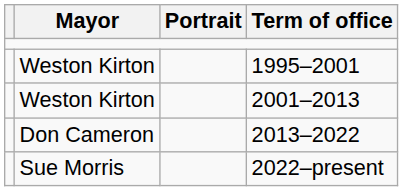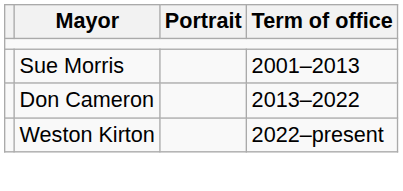- row: (306, 65)
(87, 100) Weston Kirton -> (72, 65) Sue Morris
(72, 168) Sue Morris -> (87, 134) Weston Kirton
